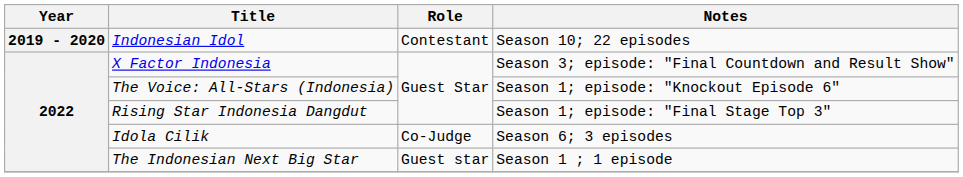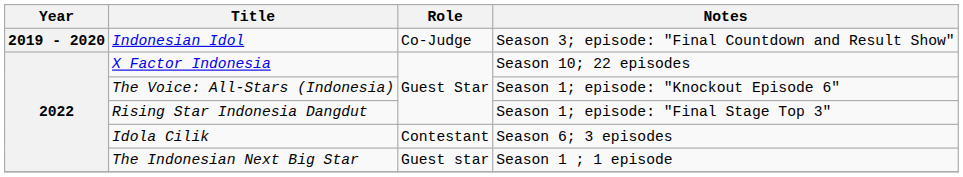(445, 40) Contestant -> (436, 40) Co-Judge
(593, 40) Season 10; 22 episodes -> (725, 40) Season 3; episode: "Final Countdown and Result Show"
(725, 64) Season 3; episode: "Final Countdown and Result Show" -> (593, 64) Season 10; 22 episodes
(436, 136) Co-Judge -> (445, 136) Contestant
